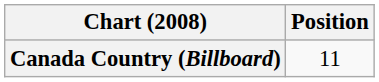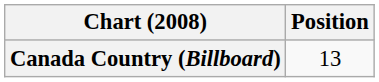(330, 58) 11 -> (330, 58) 13
